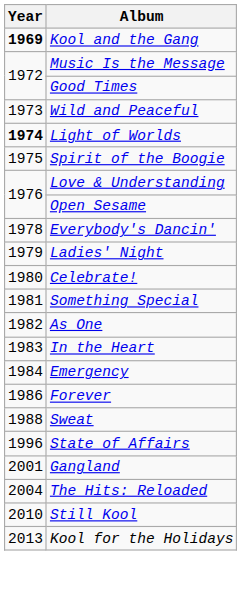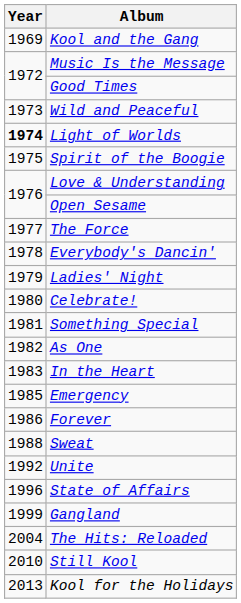(26, 40) bold -> (26, 40) normal
+ row: (89, 230)
(26, 372) 1984 -> (26, 396) 1985
+ row: (72, 467)
(26, 467) 2001 -> (26, 515) 1999
